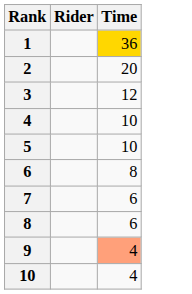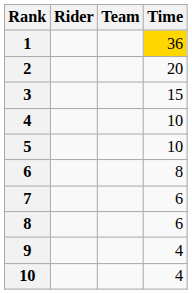+ column: (121, 17)
(129, 95) 12 -> (175, 95) 15
(133, 250) lightsalmon background -> (179, 250) no background
